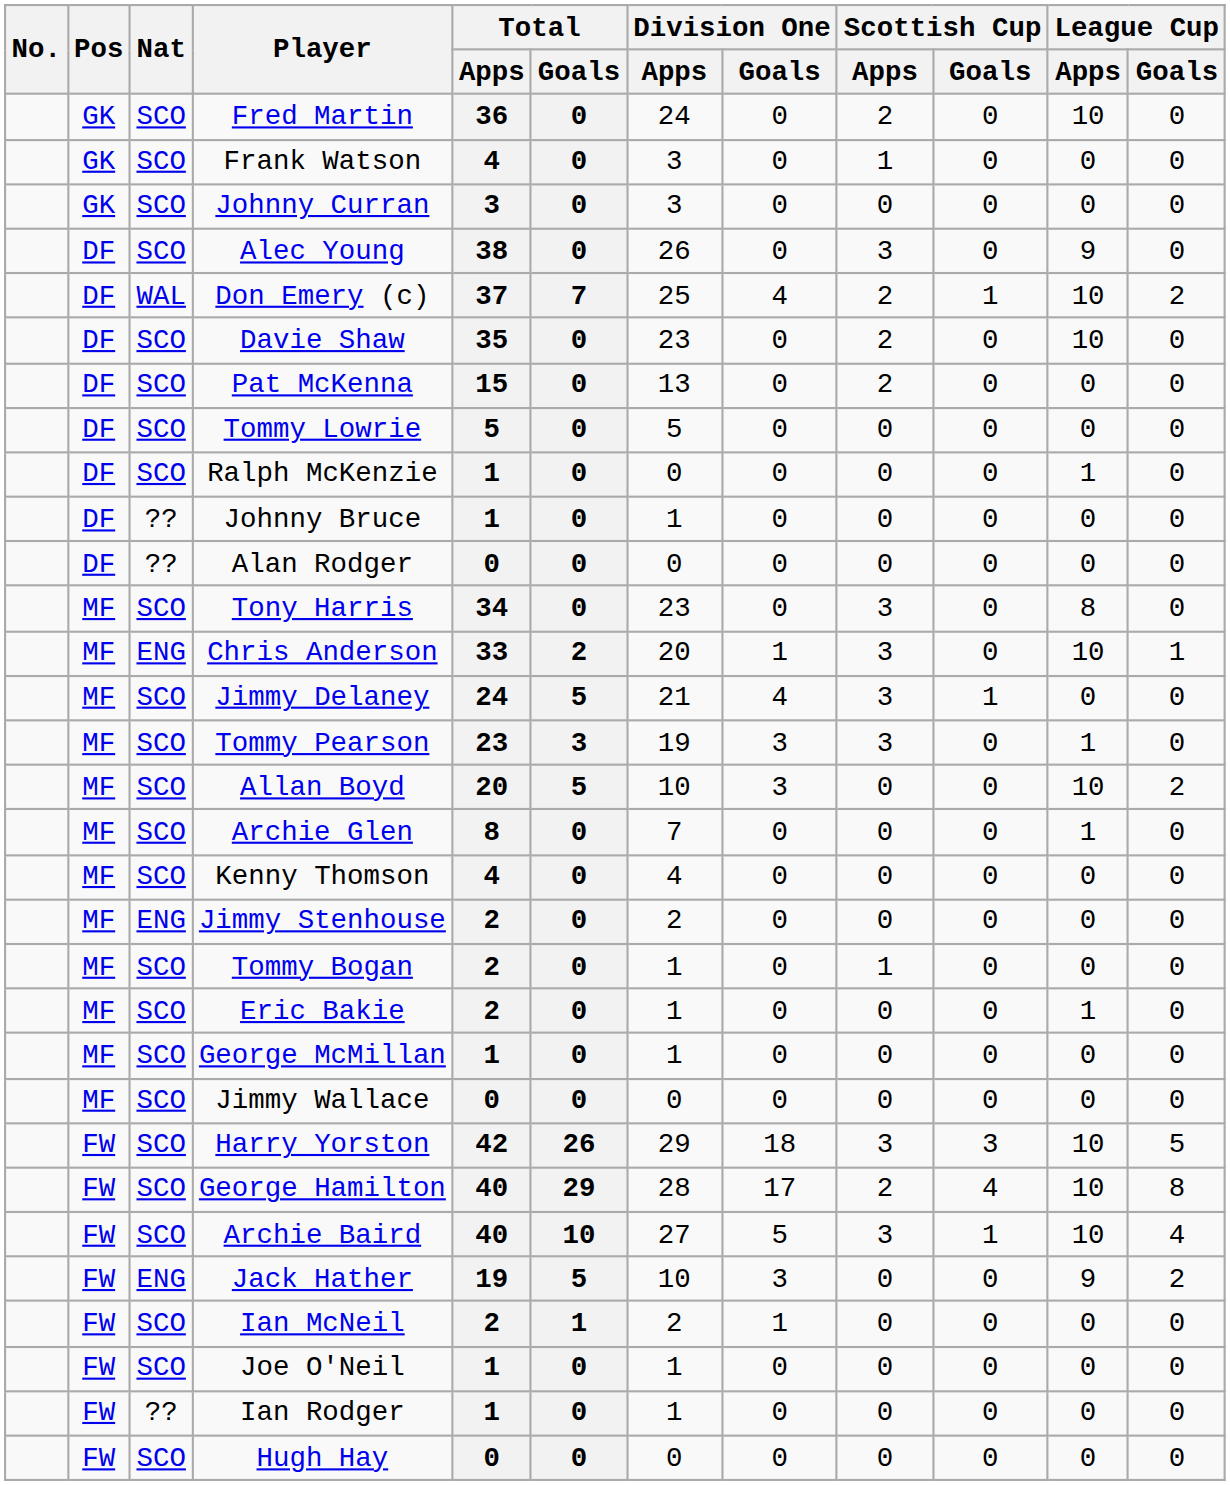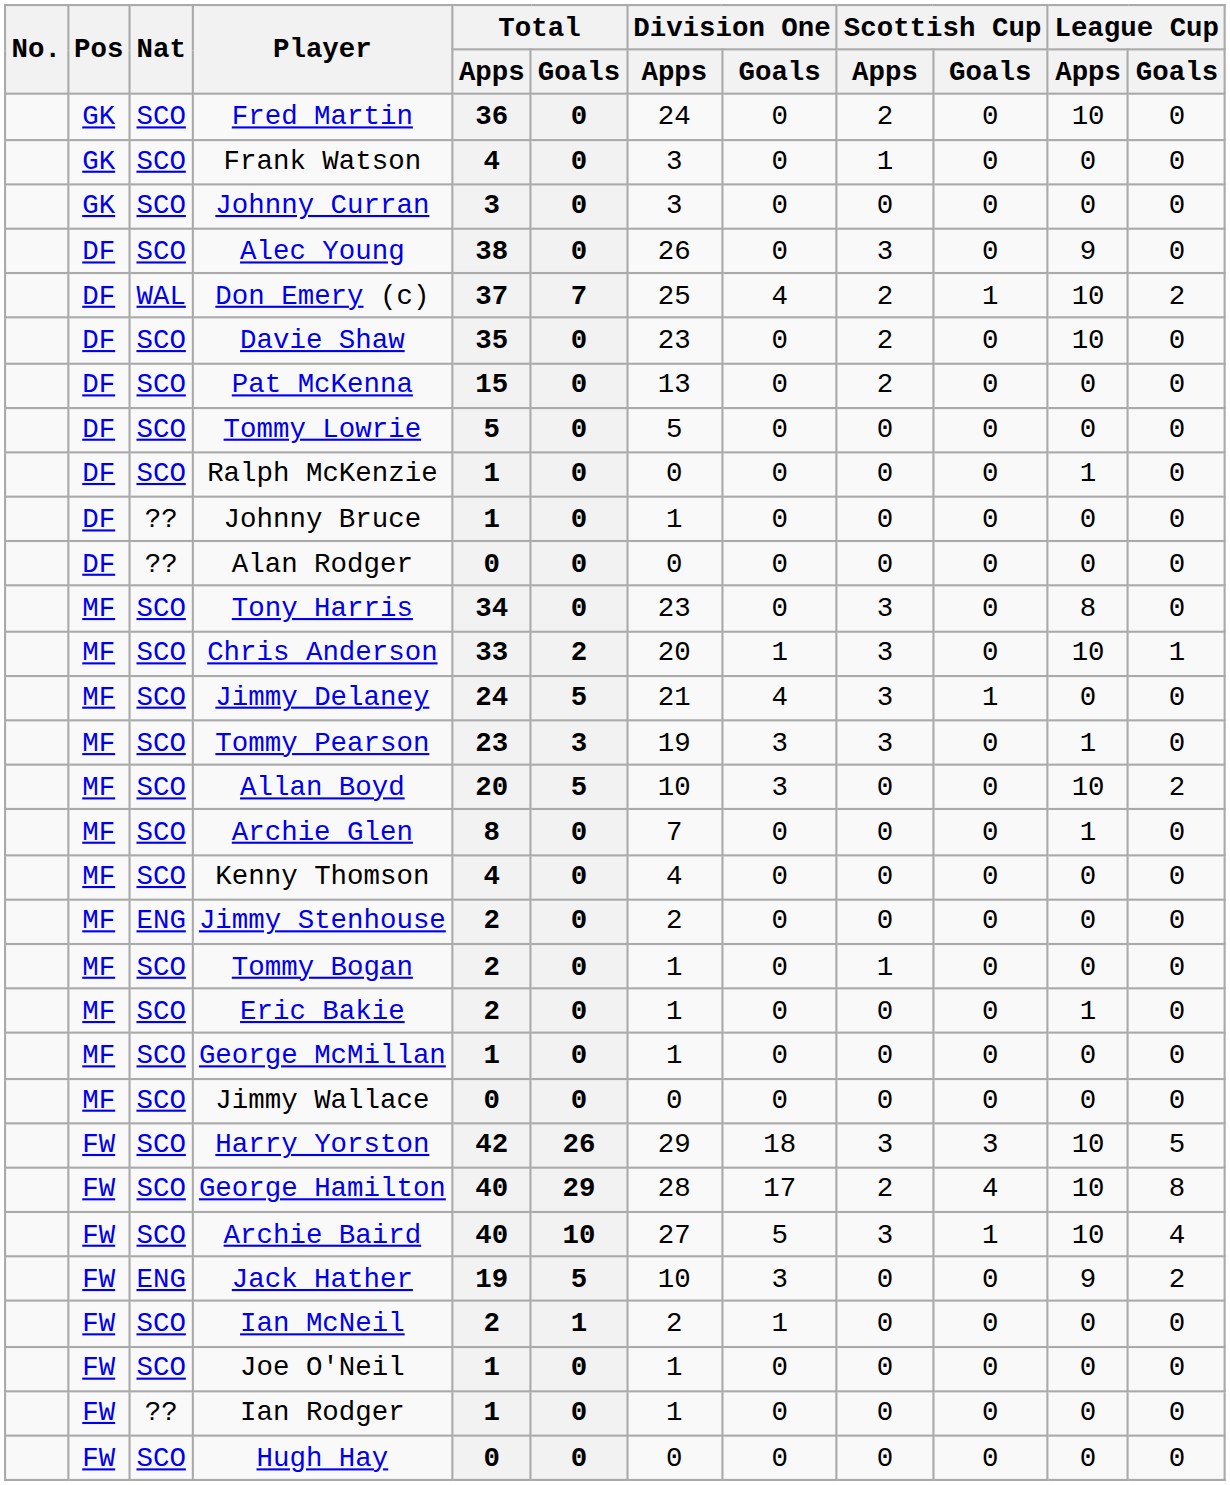(161, 653) ENG -> (161, 653) SCO
